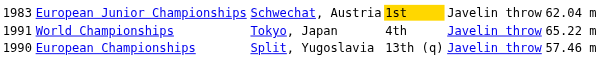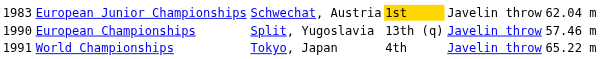rows swapped: (116, 48) <-> (105, 30)
